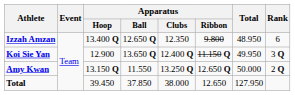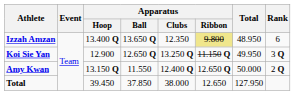(139, 40) 12.650 Q -> (139, 40) 13.650 Q
(214, 40) no background -> (214, 40) khaki background
(139, 54) 13.650 Q -> (139, 54) 12.650 Q
(177, 54) 12.400 Q -> (177, 54) 13.250 Q
(177, 69) 13.250 Q -> (177, 69) 12.400 Q
